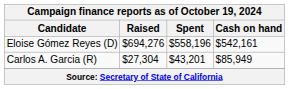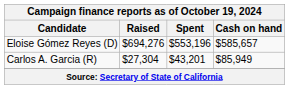(190, 44) $558,196 -> (190, 44) $553,196
(237, 44) $542,161 -> (237, 44) $585,657
